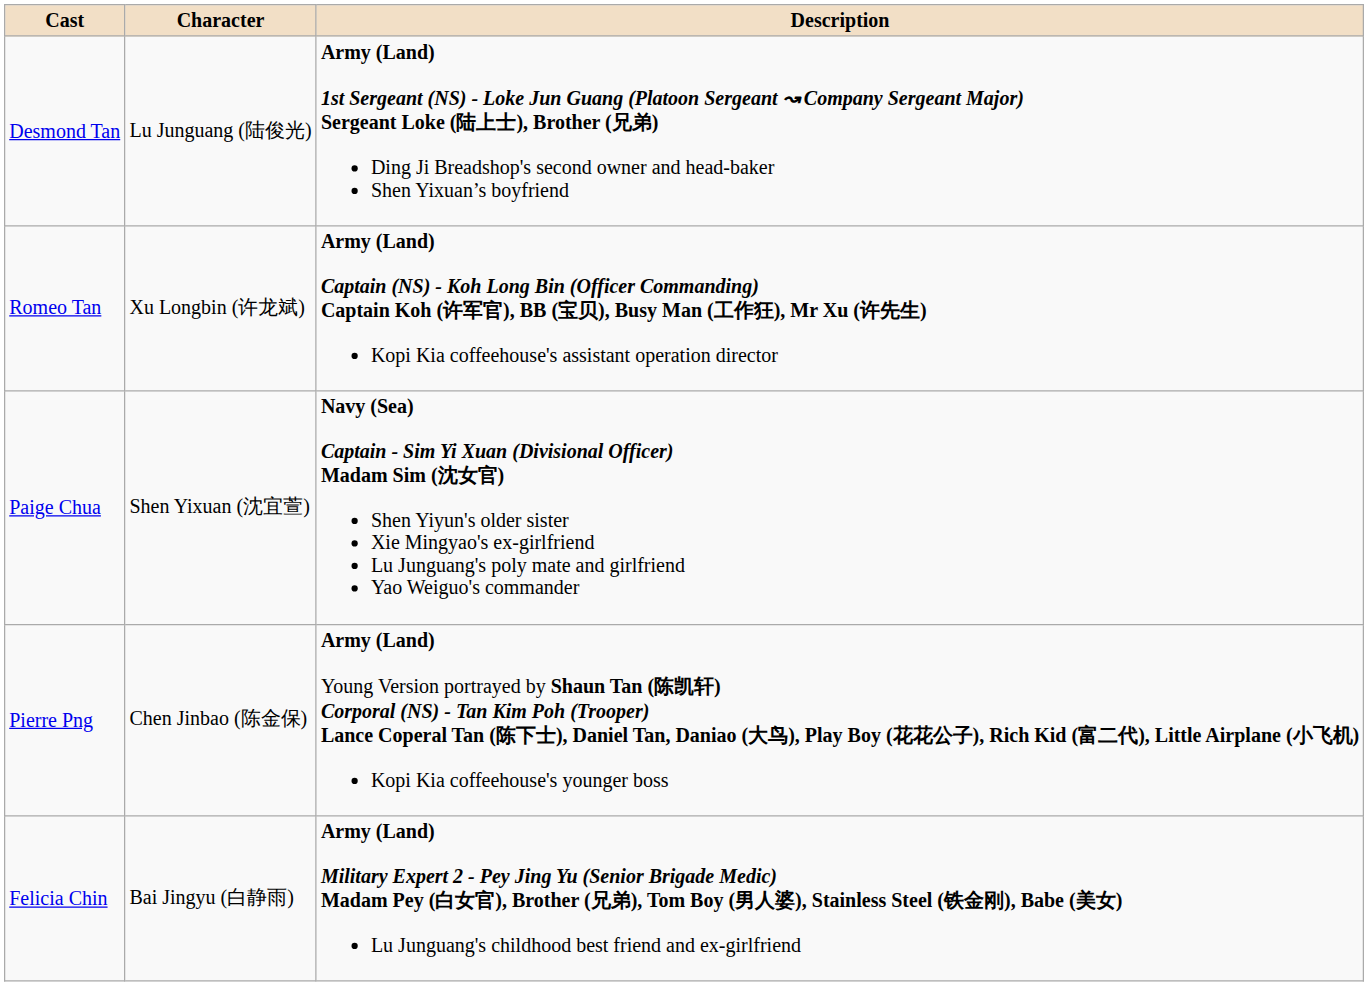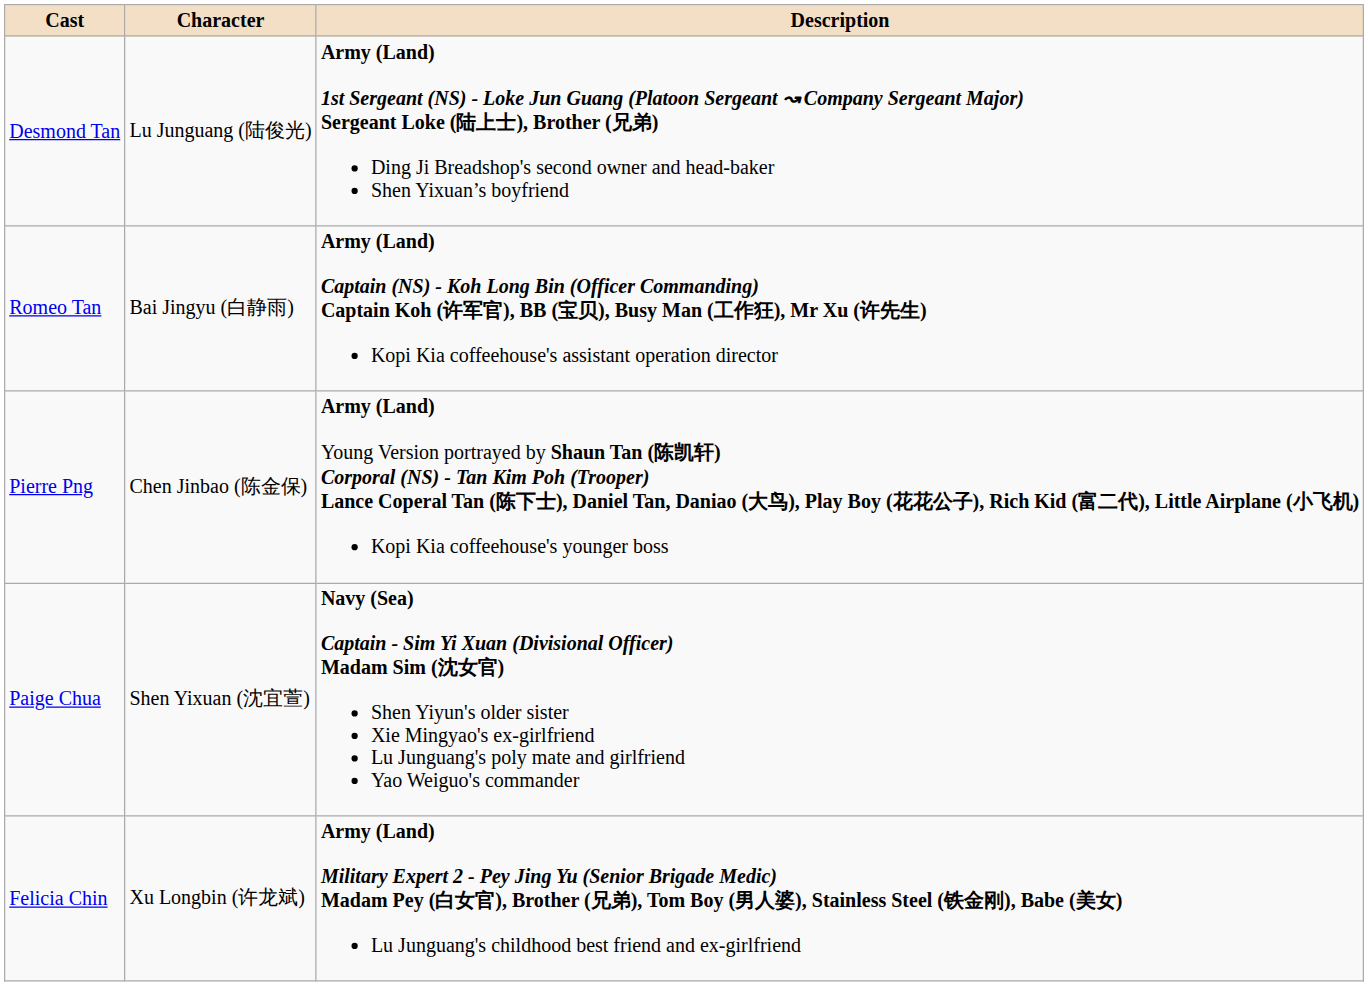(217, 307) Xu Longbin (许龙斌) -> (212, 307) Bai Jingyu (白静雨)
rows swapped: (51, 719) <-> (55, 507)
(212, 897) Bai Jingyu (白静雨) -> (217, 897) Xu Longbin (许龙斌)
